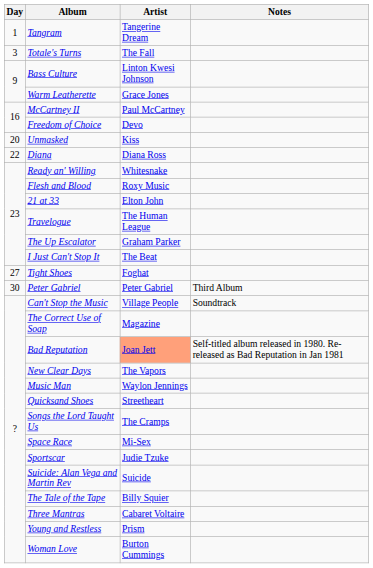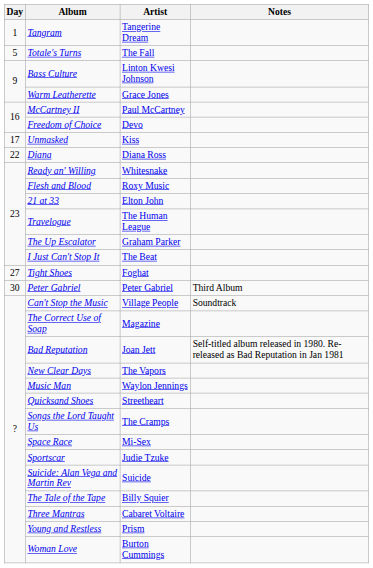(15, 53) 3 -> (15, 53) 5
(15, 140) 20 -> (15, 140) 17
(139, 349) lightsalmon background -> (139, 349) no background
